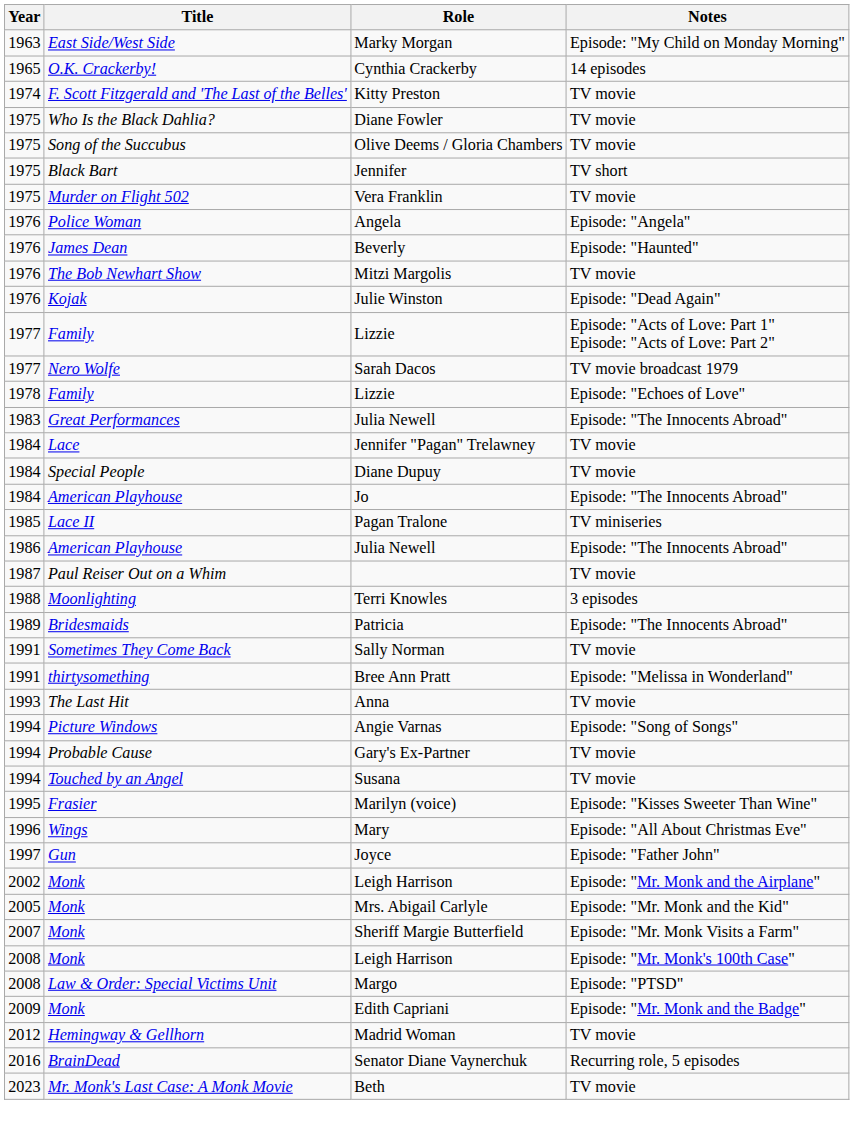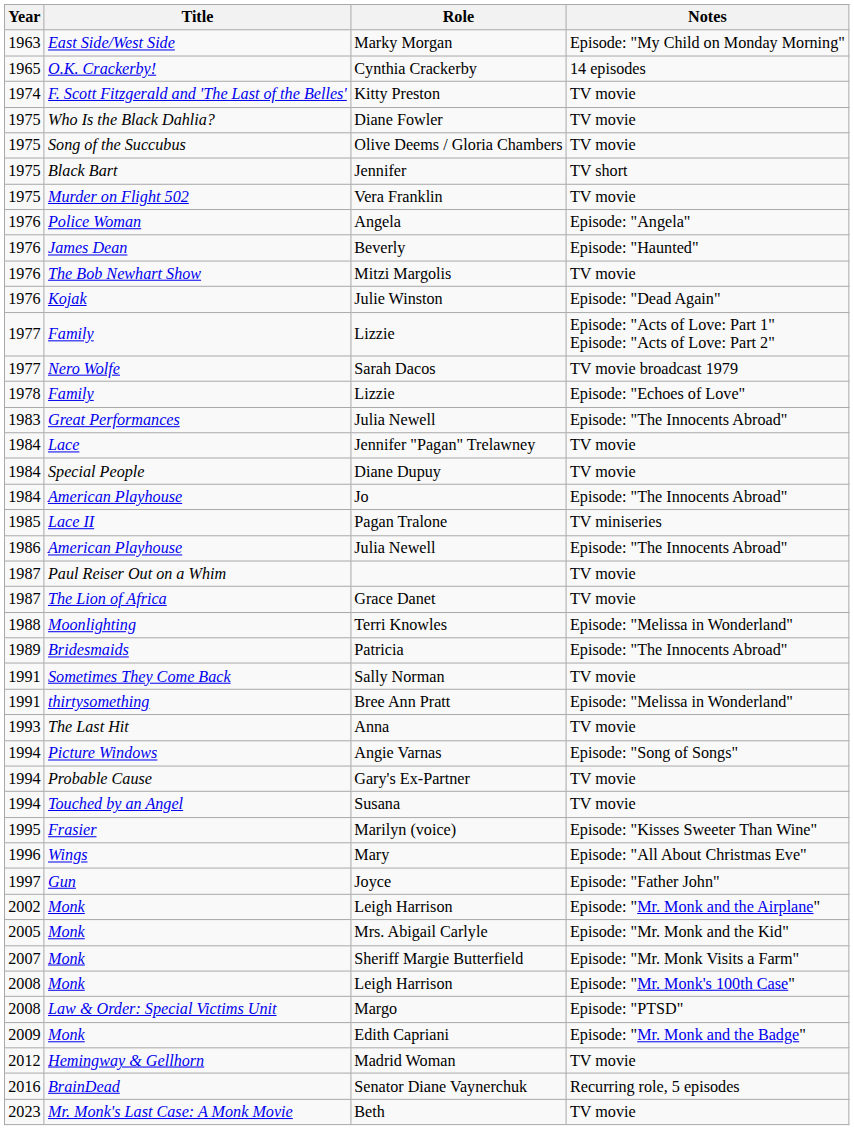+ row: (24, 599)
(604, 599) 3 episodes -> (681, 624) Episode: "Melissa in Wonderland"
